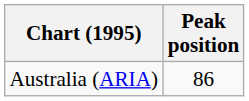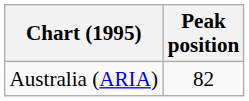(203, 78) 86 -> (203, 78) 82
